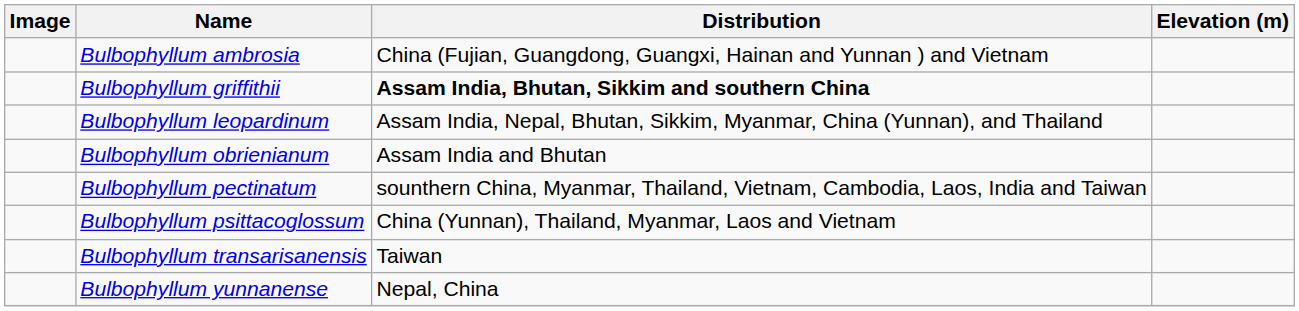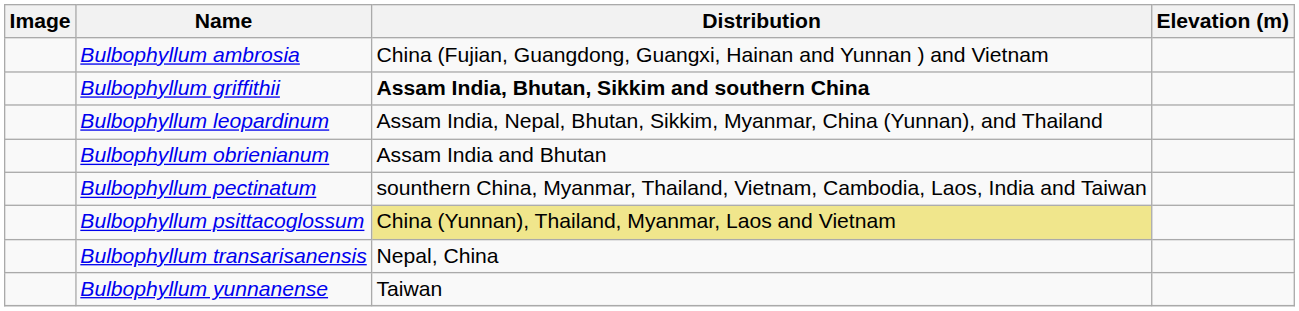(636, 222) no background -> (636, 222) khaki background
(409, 255) Taiwan -> (438, 255) Nepal, China
(438, 289) Nepal, China -> (409, 289) Taiwan
